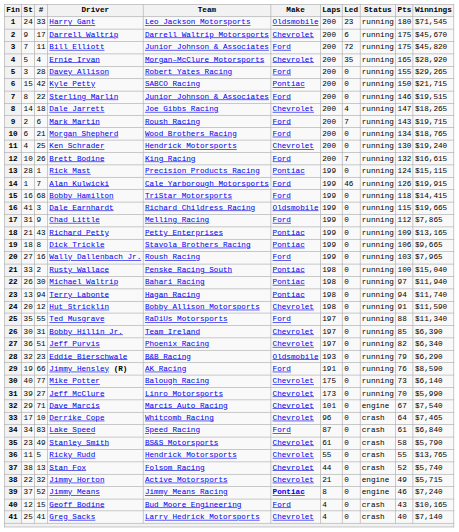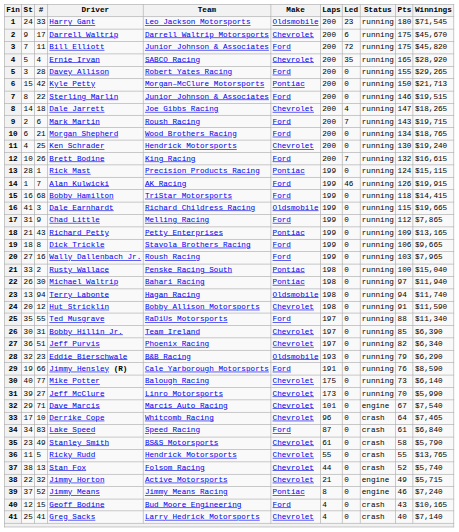(205, 60) Morgan–McClure Motorsports -> (172, 60) SABCO Racing
(172, 85) SABCO Racing -> (205, 85) Morgan–McClure Motorsports
(431, 85) $21,715 -> (431, 85) $21,713
(207, 184) Cale Yarborough Motorsports -> (166, 184) AK Racing
(289, 246) Pontiac -> (282, 246) Ford
(289, 295) Pontiac -> (296, 295) Oldsmobile
(166, 369) AK Racing -> (207, 369) Cale Yarborough Motorsports
(289, 493) bold -> (289, 493) normal
